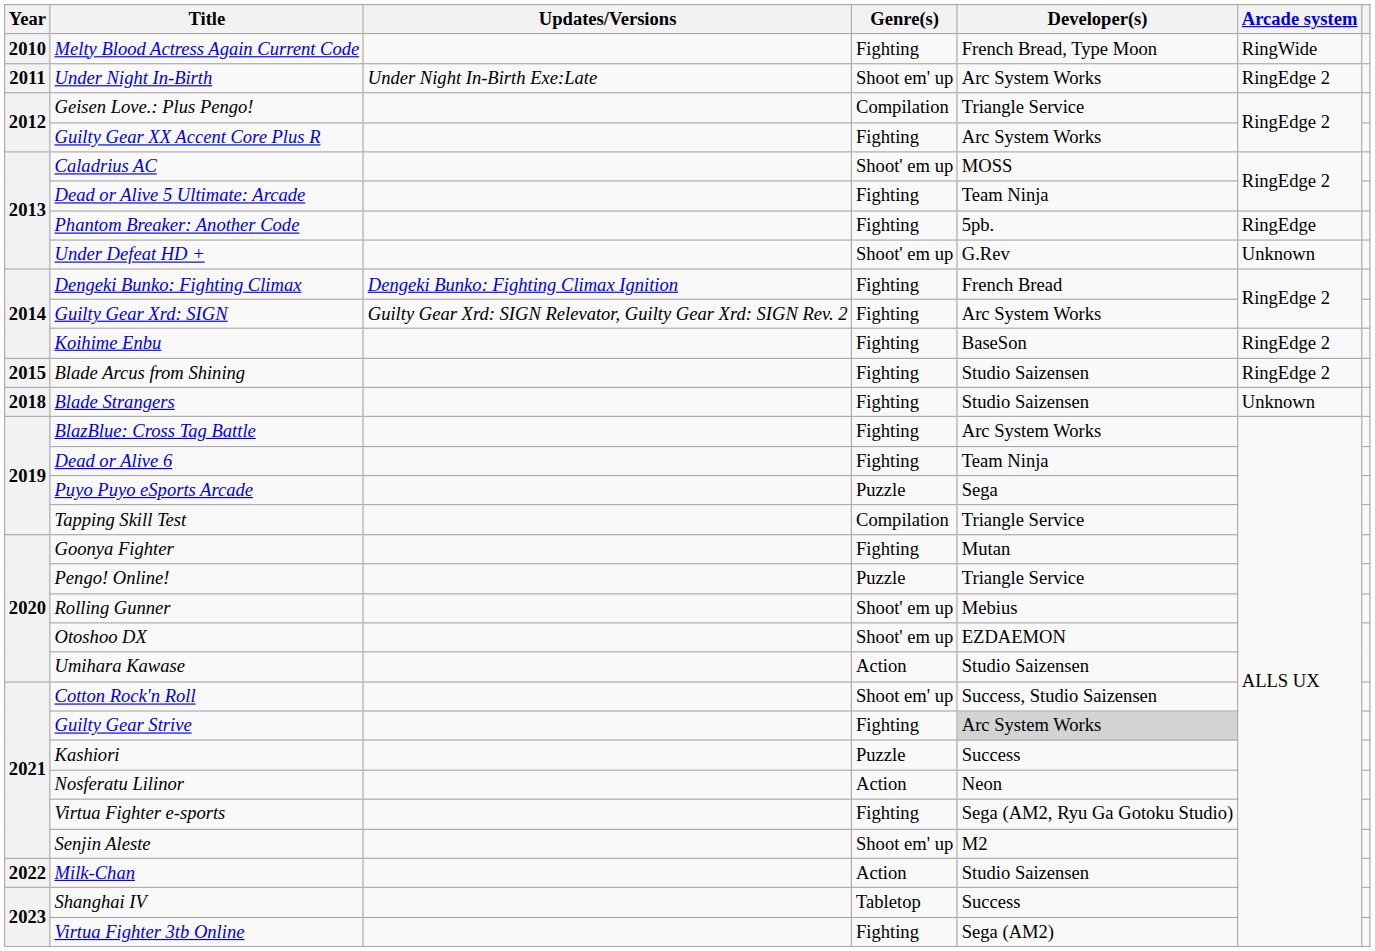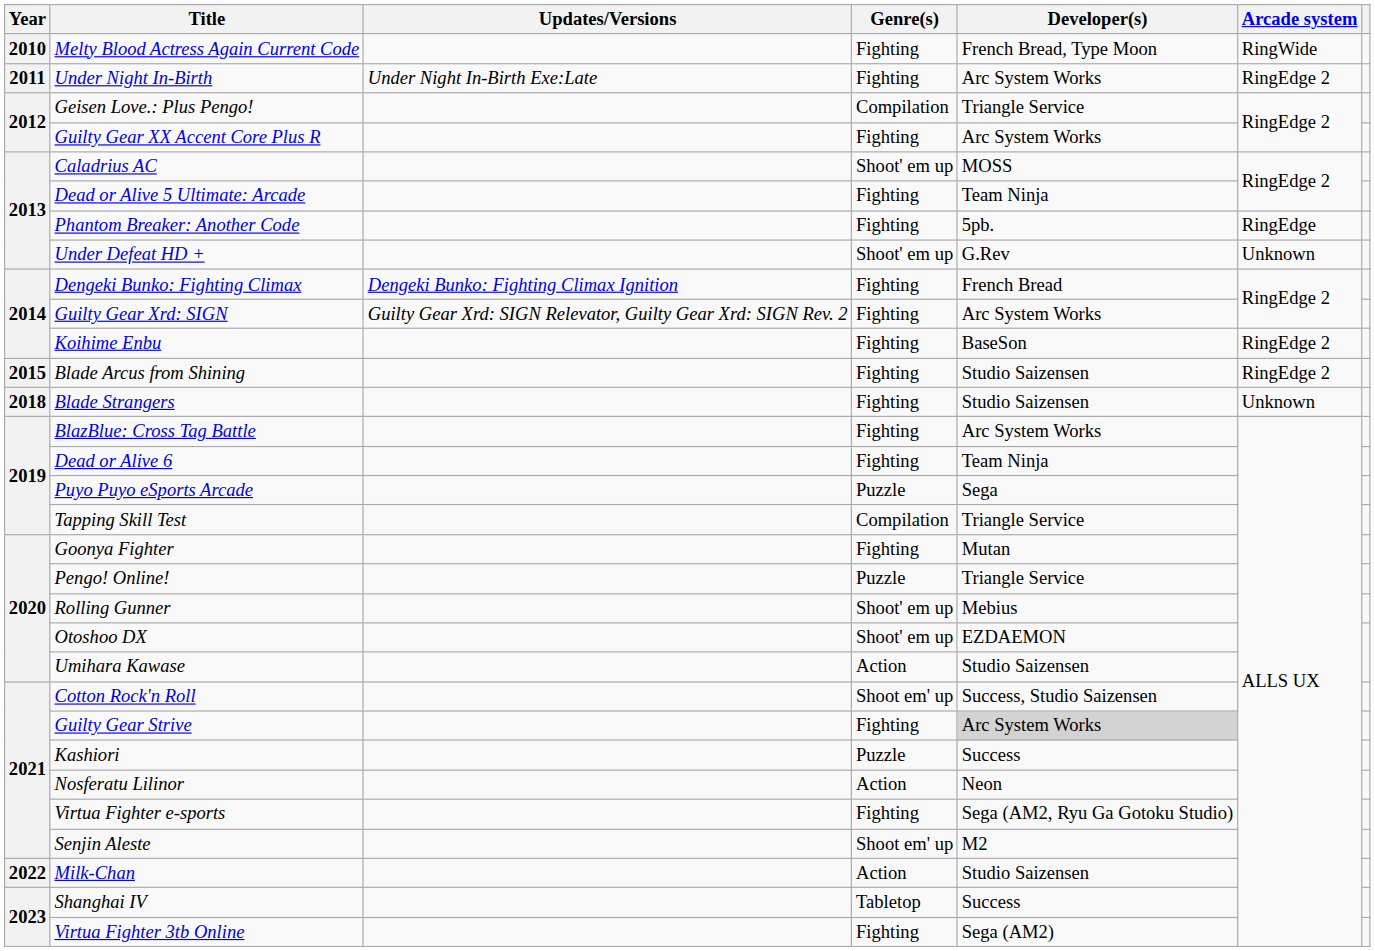(905, 78) Shoot em' up -> (887, 78) Fighting
